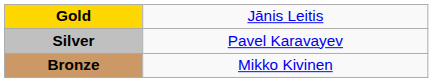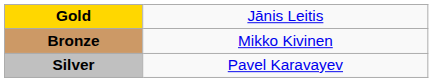rows swapped: (74, 41) <-> (74, 65)
